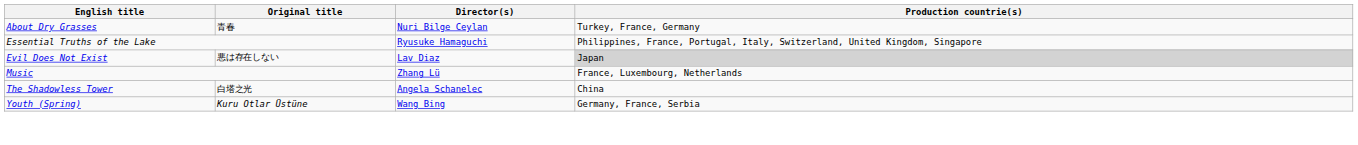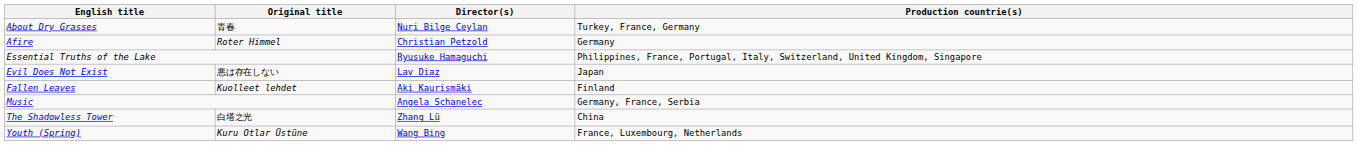+ row: (20, 42)
(591, 58) lightgrey background -> (591, 72) no background
+ row: (41, 88)
(418, 73) Zhang Lü -> (440, 102) Angela Schanelec
(660, 73) France, Luxembourg, Netherlands -> (638, 102) Germany, France, Serbia
(440, 89) Angela Schanelec -> (418, 117) Zhang Lü
(638, 104) Germany, France, Serbia -> (660, 133) France, Luxembourg, Netherlands
